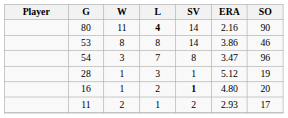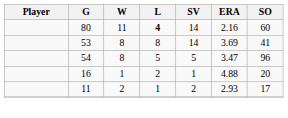(265, 27) 90 -> (265, 27) 60
(229, 43) 3.86 -> (229, 43) 3.69
(265, 43) 46 -> (265, 43) 41
(122, 58) 3 -> (122, 58) 8
(158, 58) 7 -> (158, 58) 5
(194, 58) 8 -> (194, 58) 5
- row: (86, 74)
(194, 89) bold -> (194, 74) normal
(229, 89) 4.80 -> (229, 74) 4.88
